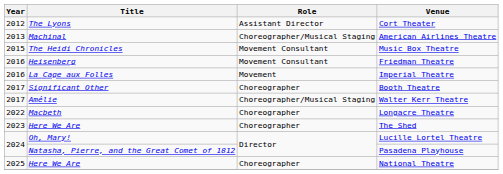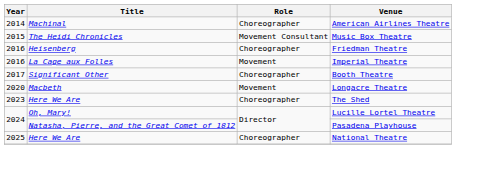- row: (407, 23)
(16, 36) 2013 -> (16, 23) 2014
(307, 36) Choreographer/Musical Staging -> (270, 23) Choreographer
(284, 62) Movement Consultant -> (270, 49) Choreographer
- row: (424, 100)
(16, 112) 2022 -> (16, 87) 2020
(270, 112) Choreographer -> (258, 87) Movement
